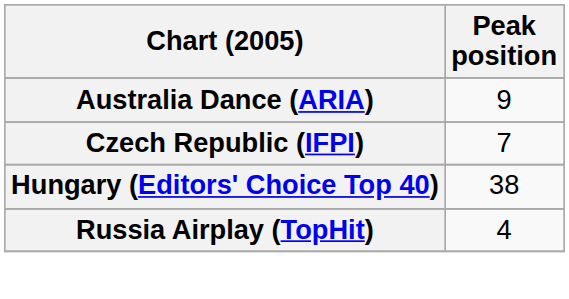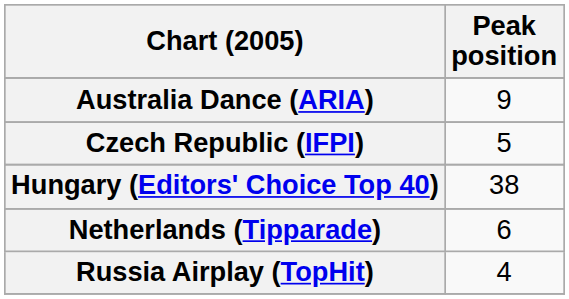(504, 142) 7 -> (504, 142) 5
+ row: (225, 229)
